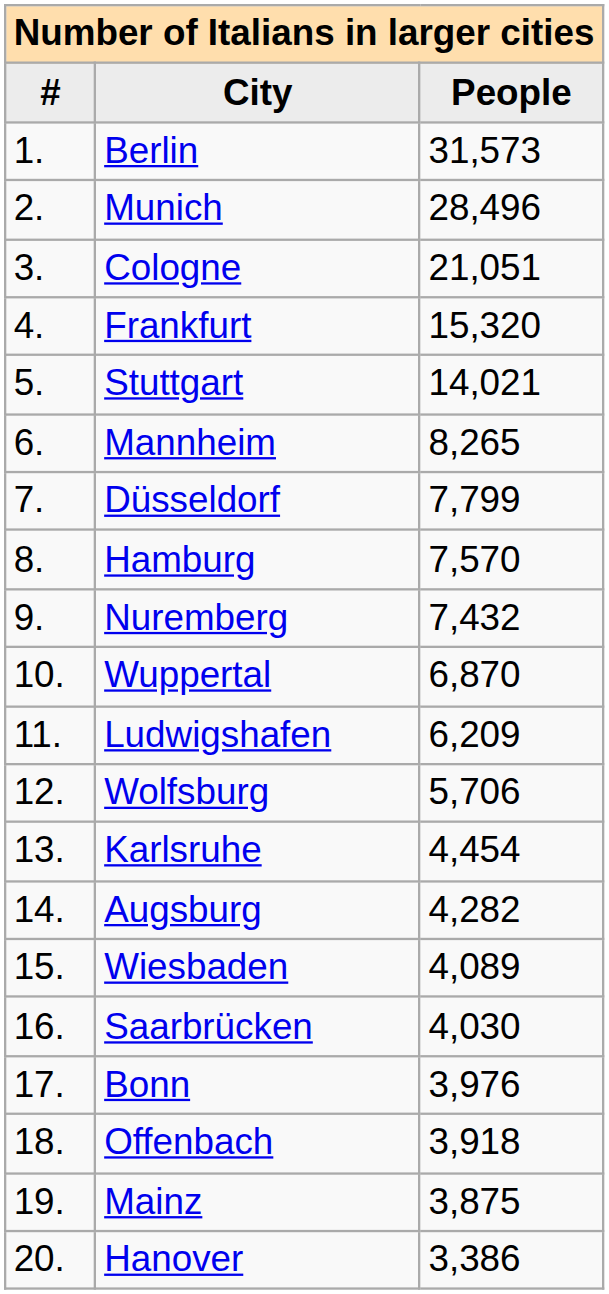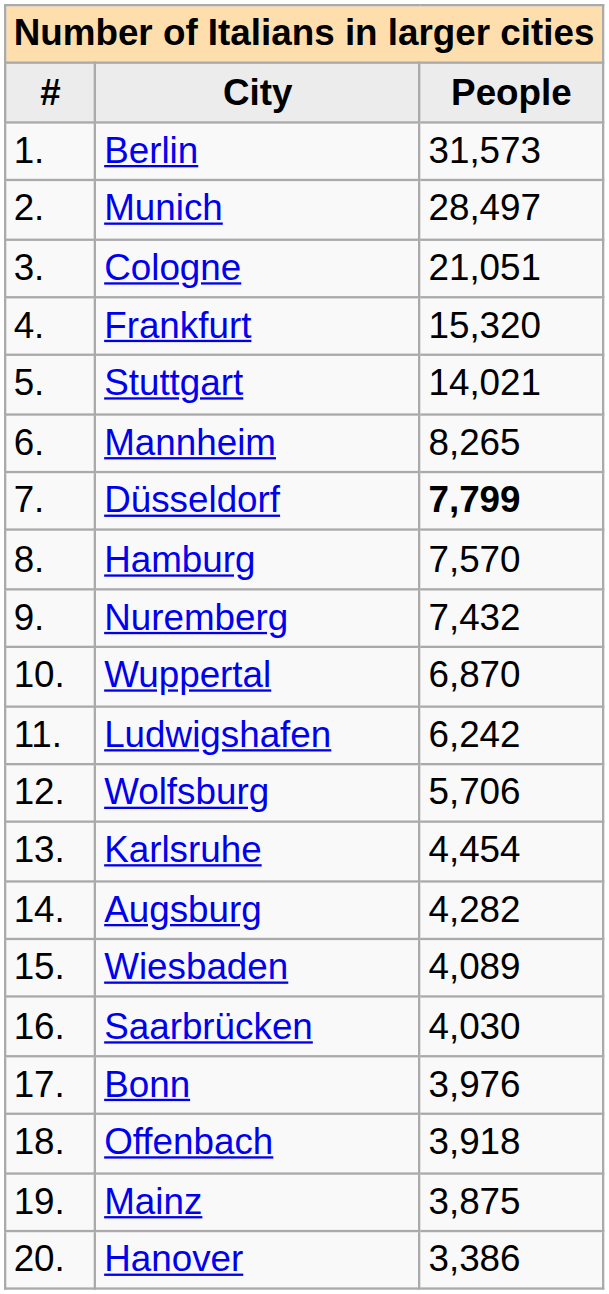(485, 208) 28,496 -> (485, 208) 28,497
(475, 500) normal -> (475, 500) bold
(475, 734) 6,209 -> (475, 734) 6,242
